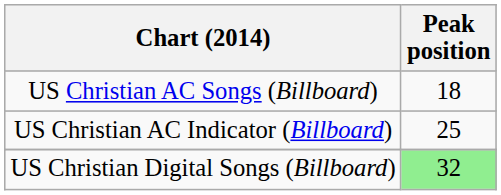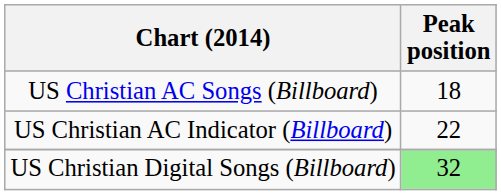(449, 129) 25 -> (449, 129) 22
